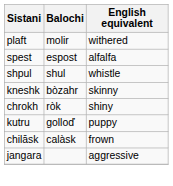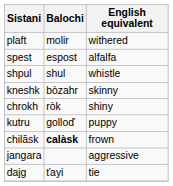(61, 139) normal -> (62, 139) bold
+ row: (17, 172)
